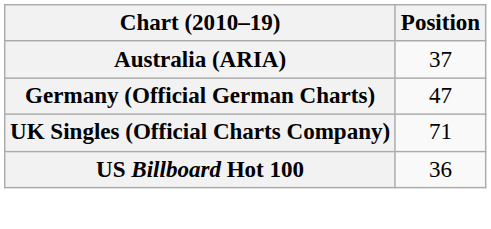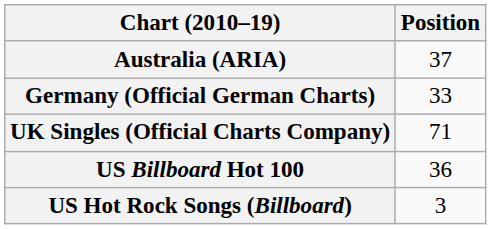(441, 95) 47 -> (441, 95) 33
+ row: (200, 205)
